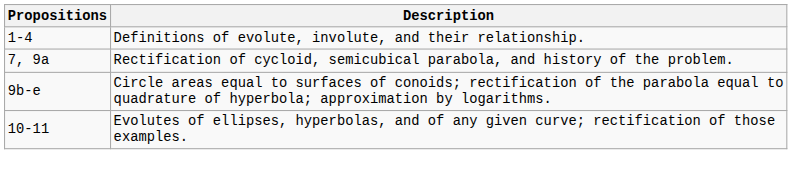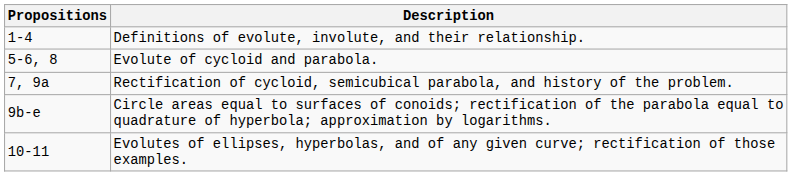+ row: (246, 61)
